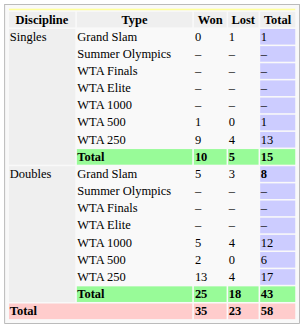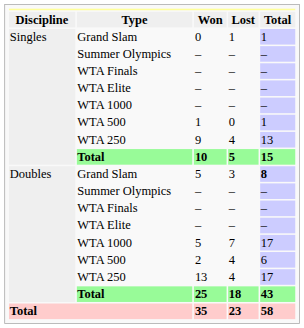(232, 242) 4 -> (232, 242) 7
(267, 242) 12 -> (267, 242) 17
(232, 260) 0 -> (232, 260) 4
